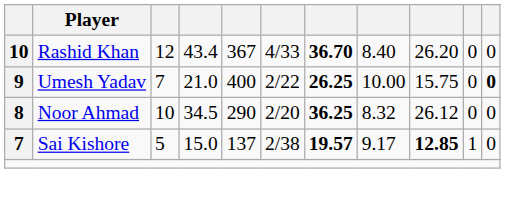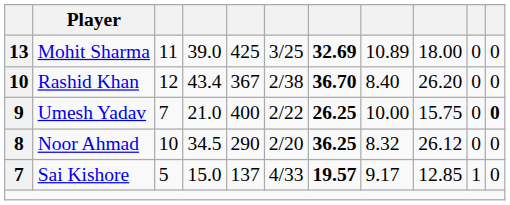+ row: (94, 50)
(282, 50) 4/33 -> (286, 81) 2/38
(282, 143) 2/38 -> (286, 174) 4/33
(437, 143) bold -> (440, 174) normal
